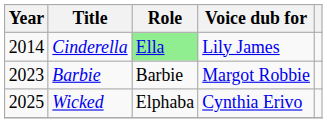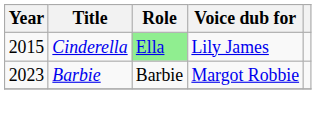(26, 46) 2014 -> (26, 46) 2015
- row: (78, 103)
